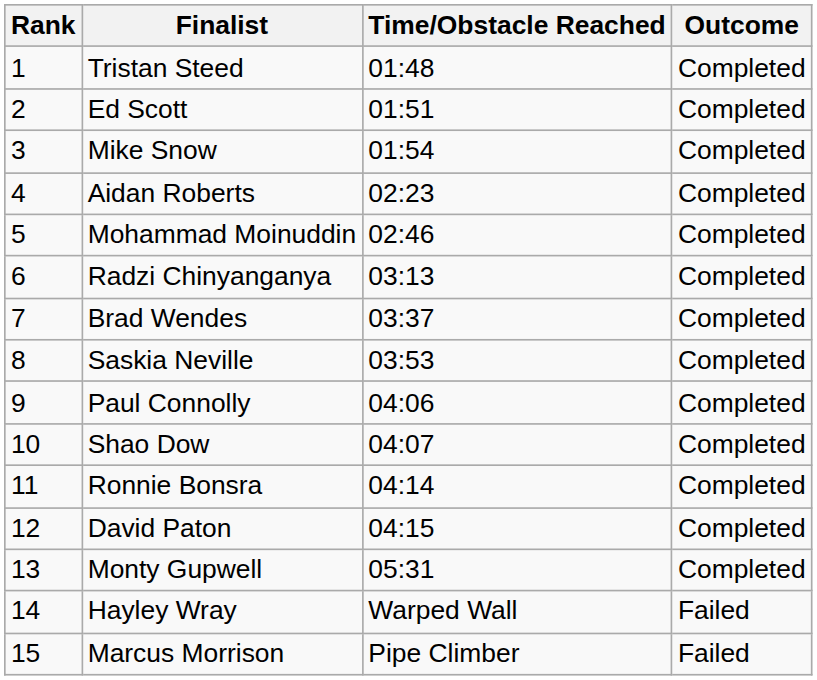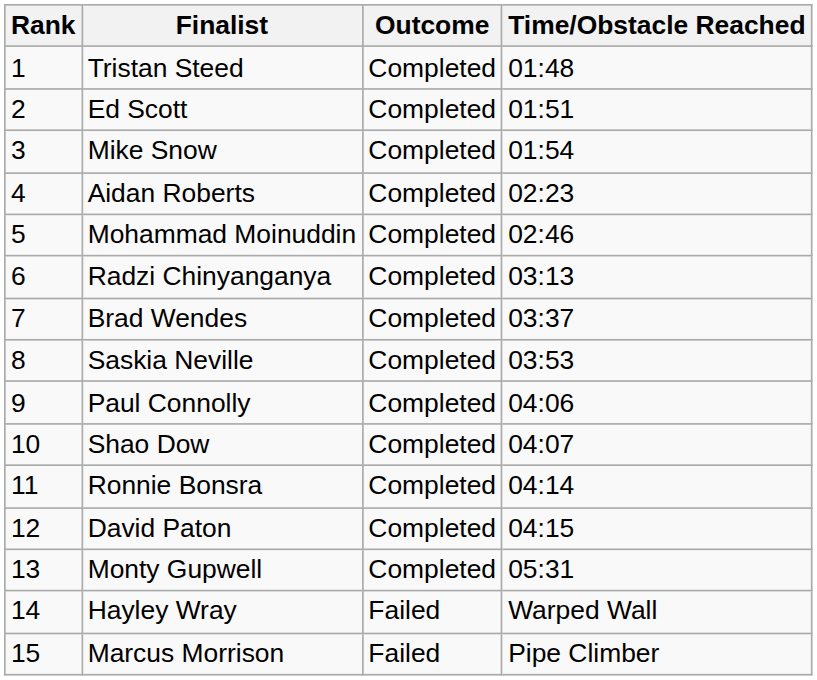columns swapped: (742, 25) <-> (517, 25)
